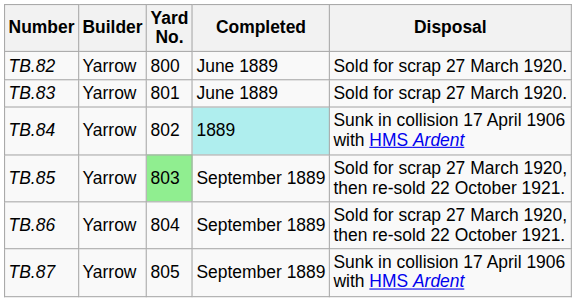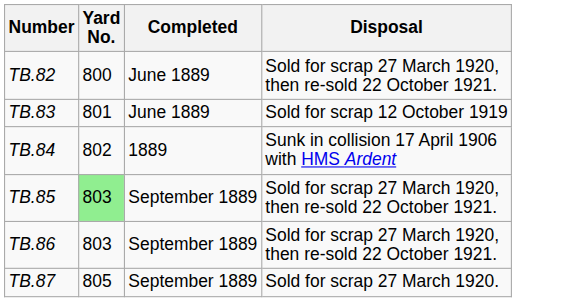- column: (113, 28)
(450, 65) Sold for scrap 27 March 1920. -> (382, 75) Sold for scrap 27 March 1920, then re-sold 22 October 1921.
(450, 93) Sold for scrap 27 March 1920. -> (387, 112) Sold for scrap 12 October 1919
(216, 130) paleturquoise background -> (148, 150) no background
(165, 225) 804 -> (97, 244) 803
(449, 272) Sunk in collision 17 April 1906 with HMS Ardent -> (382, 282) Sold for scrap 27 March 1920.
